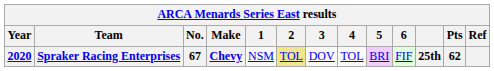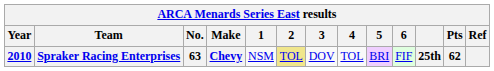(19, 56) 2020 -> (19, 56) 2010
(195, 56) 67 -> (195, 56) 63
